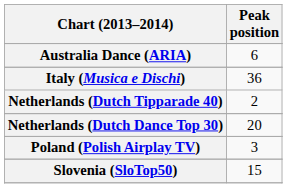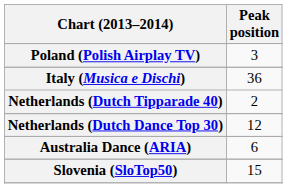rows swapped: (115, 55) <-> (115, 147)
(254, 124) 20 -> (254, 124) 12
